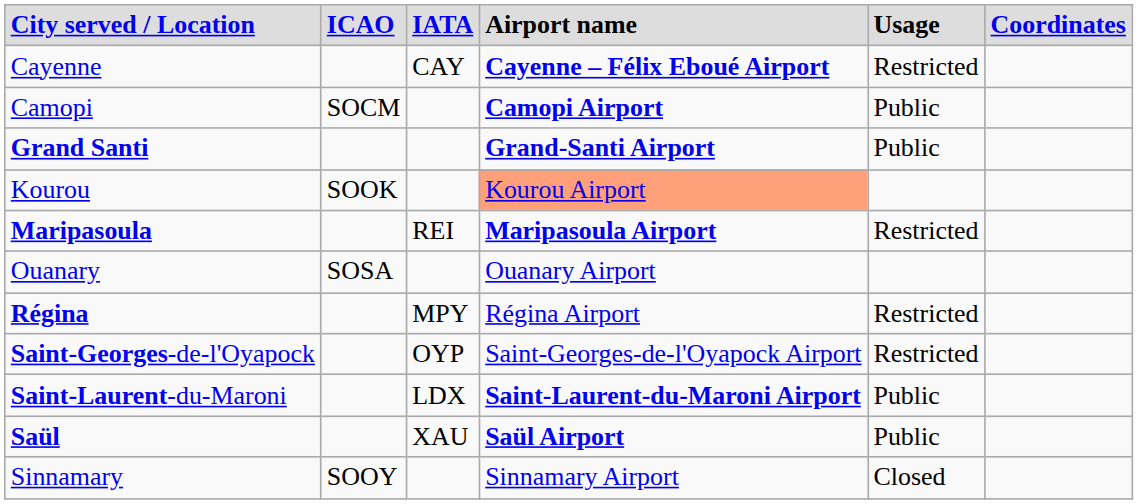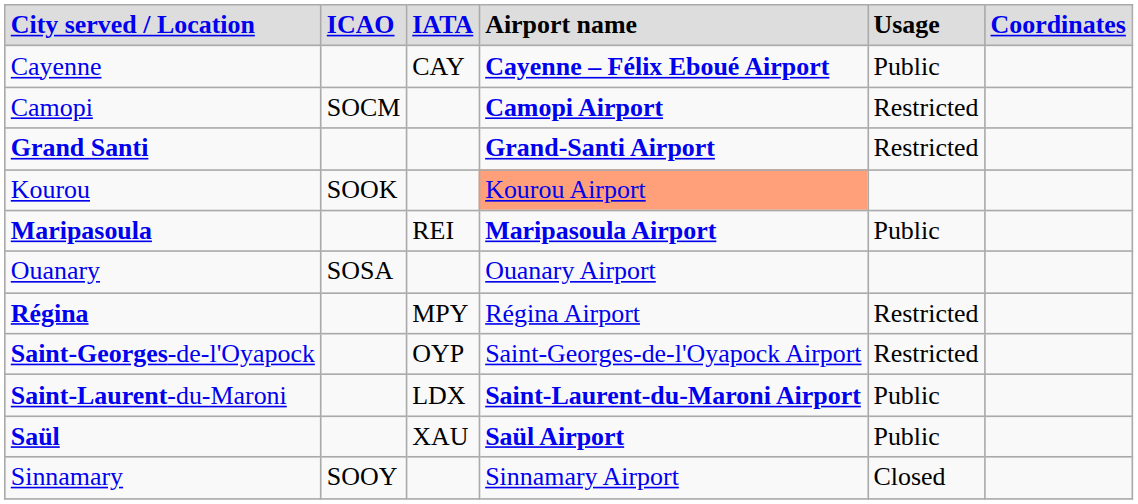(926, 66) Restricted -> (907, 66) Public
(907, 107) Public -> (926, 107) Restricted
(907, 148) Public -> (926, 148) Restricted
(926, 230) Restricted -> (907, 230) Public
